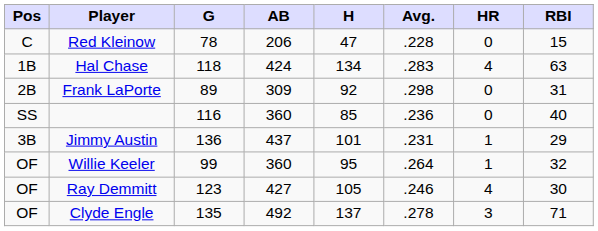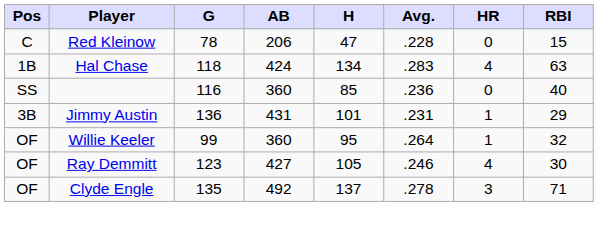- row: (112, 90)
(279, 139) 437 -> (279, 115) 431
